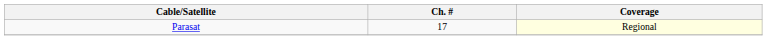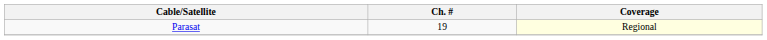(442, 27) 17 -> (442, 27) 19
